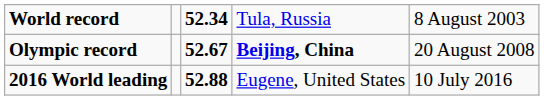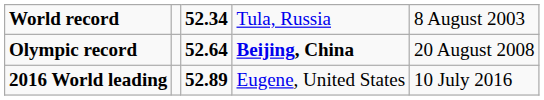(206, 49) 52.67 -> (206, 49) 52.64
(206, 79) 52.88 -> (206, 79) 52.89
